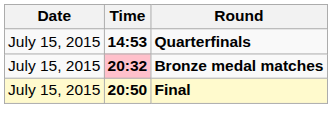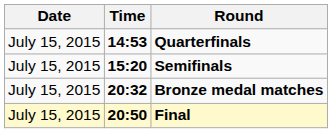+ row: (193, 66)
(127, 66) pink background -> (127, 90) no background
